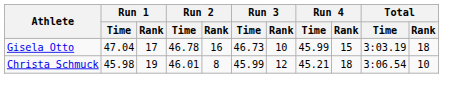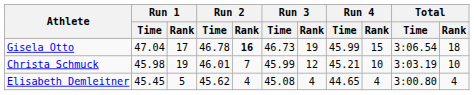(216, 47) normal -> (247, 47) bold
(281, 47) 10 -> (312, 47) 19
(385, 47) 3:03.19 -> (415, 47) 3:06.54
(216, 64) 8 -> (247, 64) 7
(346, 64) 18 -> (377, 64) 10
(385, 64) 3:06.54 -> (415, 64) 3:03.19
+ row: (68, 81)
